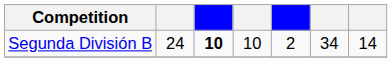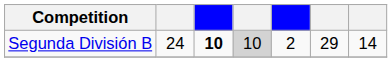(252, 43) no background -> (252, 43) lightgrey background
(329, 43) 34 -> (329, 43) 29
